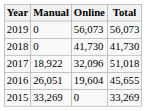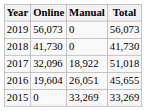columns swapped: (51, 13) <-> (89, 13)
